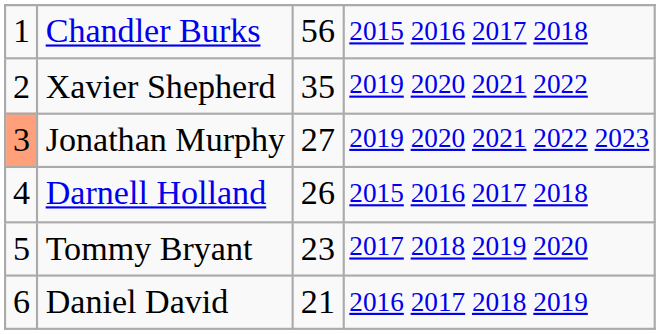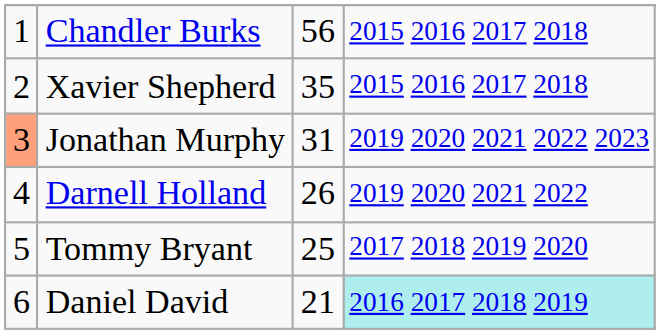(469, 85) 2019 2020 2021 2022 -> (469, 85) 2015 2016 2017 2018
(318, 139) 27 -> (318, 139) 31
(469, 193) 2015 2016 2017 2018 -> (469, 193) 2019 2020 2021 2022
(318, 247) 23 -> (318, 247) 25
(469, 301) no background -> (469, 301) paleturquoise background
